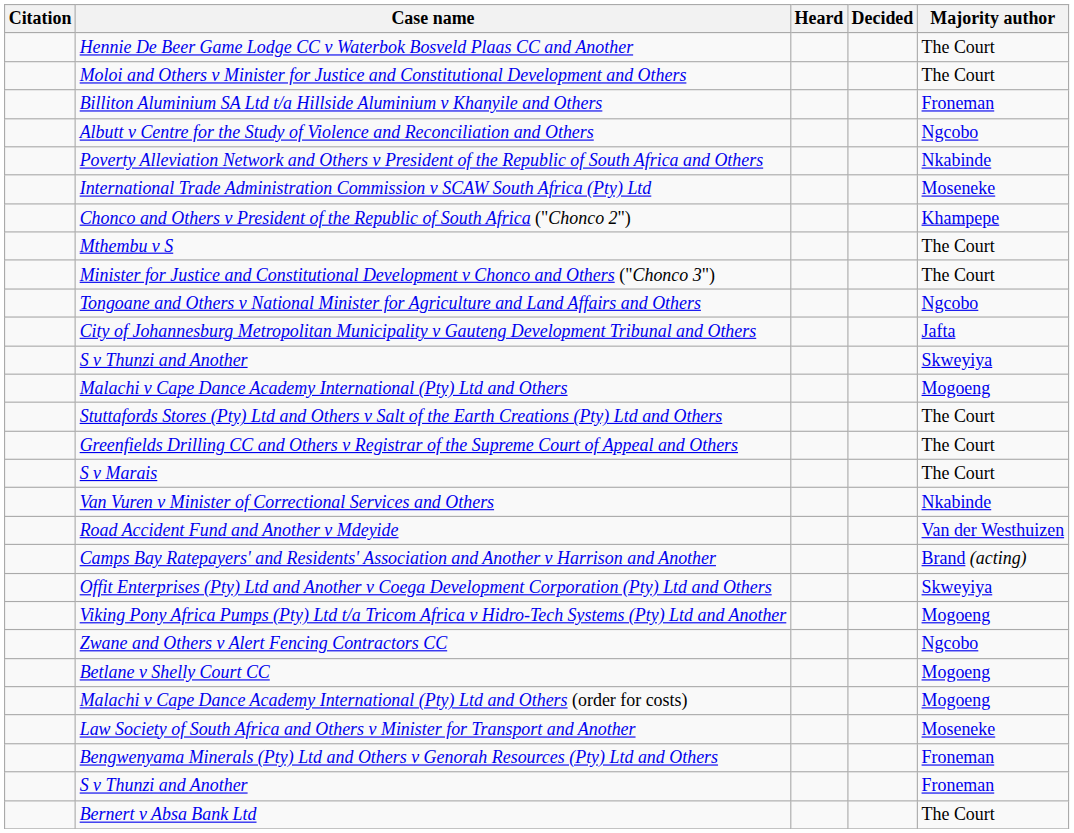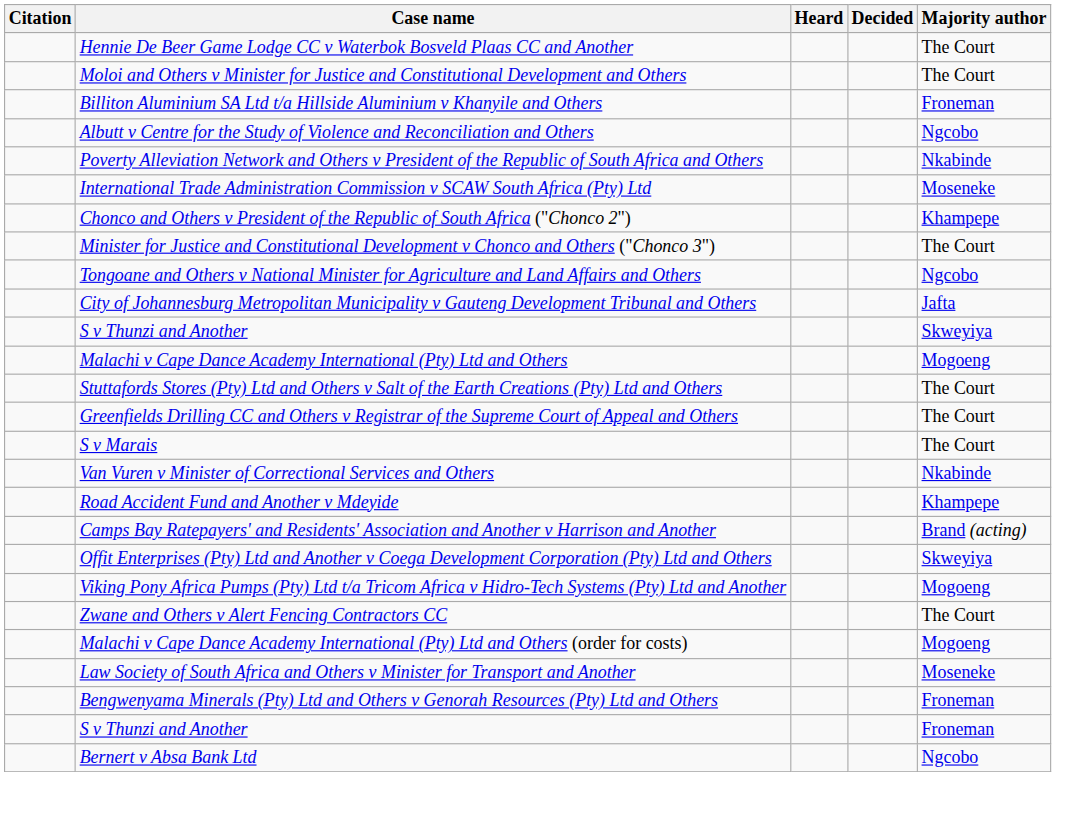- row: (40, 246)
(993, 530) Van der Westhuizen -> (960, 501) Khampepe
(950, 643) Ngcobo -> (958, 615) The Court
- row: (40, 672)
(958, 814) The Court -> (950, 757) Ngcobo
